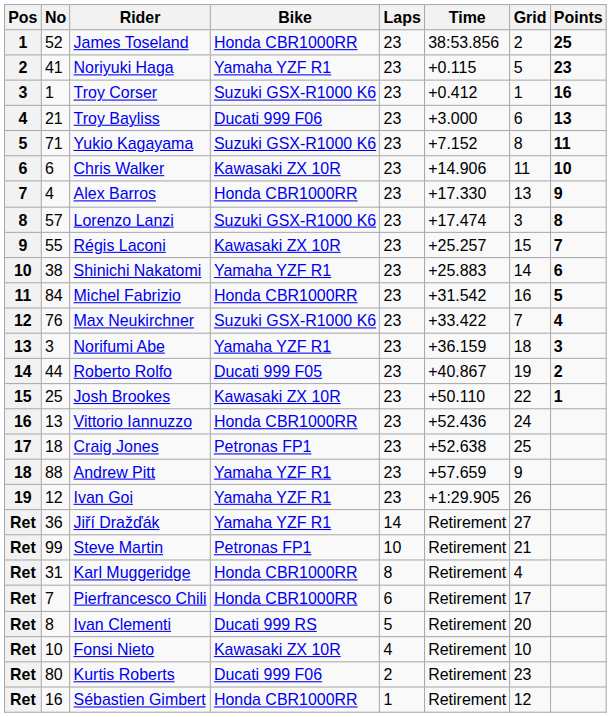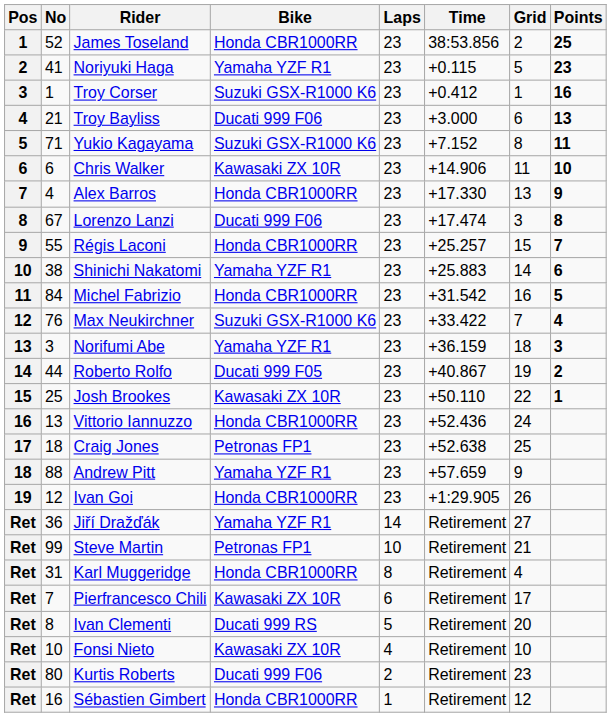(54, 219) 57 -> (54, 219) 67
(295, 219) Suzuki GSX-R1000 K6 -> (268, 219) Ducati 999 F06
(277, 245) Kawasaki ZX 10R -> (286, 245) Honda CBR1000RR
(273, 497) Yamaha YZF R1 -> (286, 497) Honda CBR1000RR
(286, 598) Honda CBR1000RR -> (277, 598) Kawasaki ZX 10R
